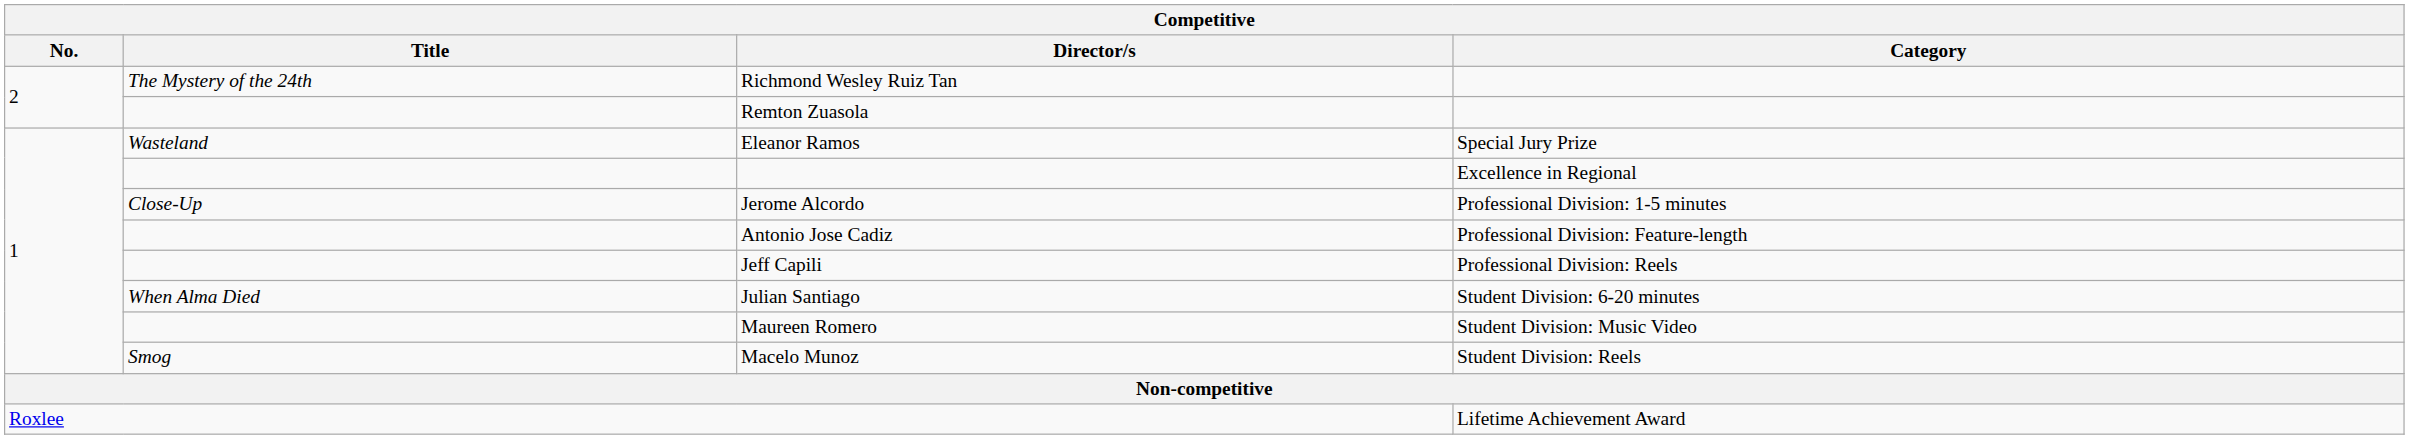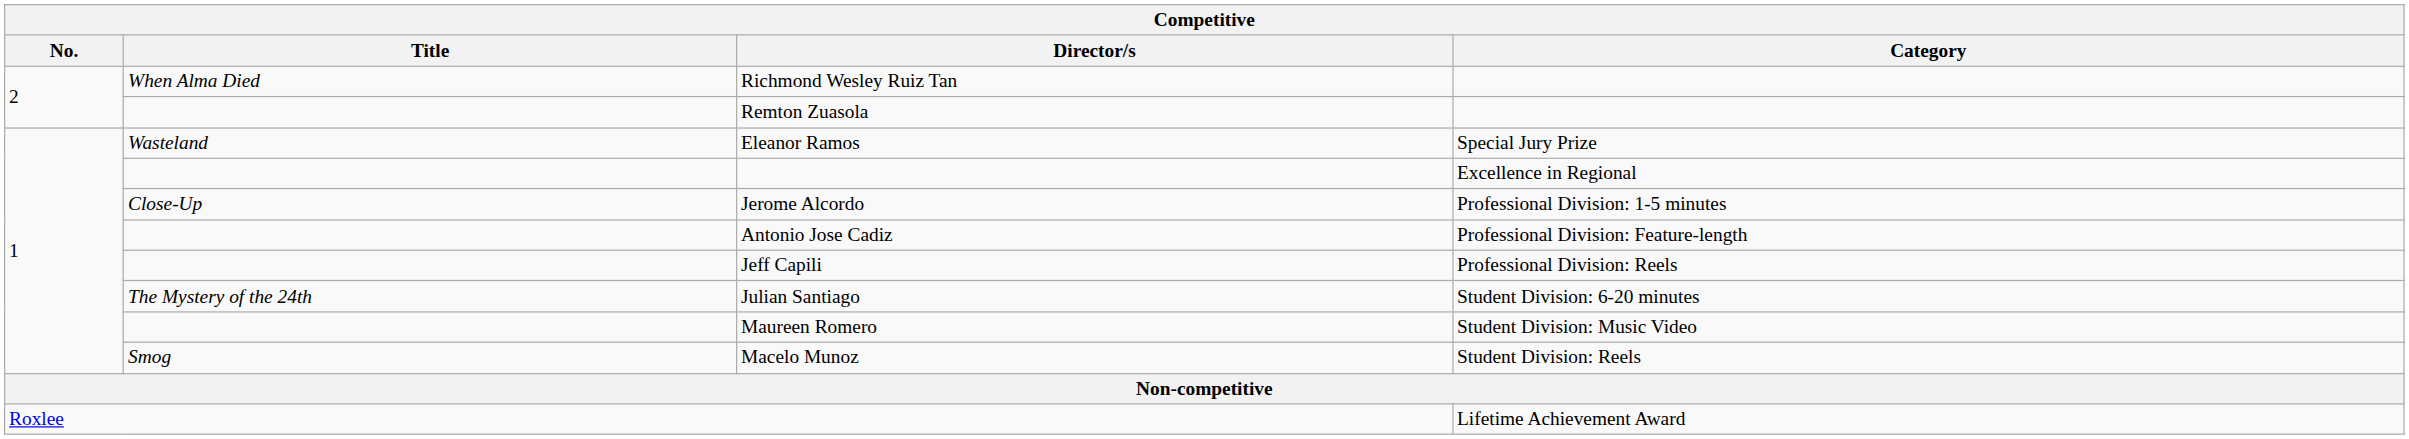(220, 81) The Mystery of the 24th -> (194, 81) When Alma Died
(194, 296) When Alma Died -> (220, 296) The Mystery of the 24th
